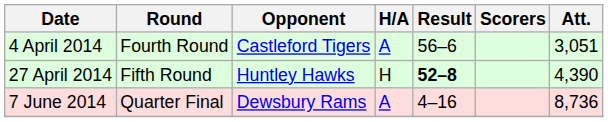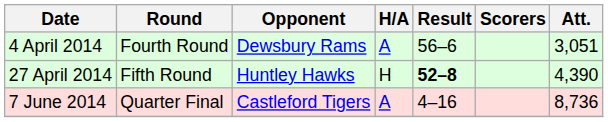(304, 46) Castleford Tigers -> (302, 46) Dewsbury Rams
(302, 102) Dewsbury Rams -> (304, 102) Castleford Tigers
